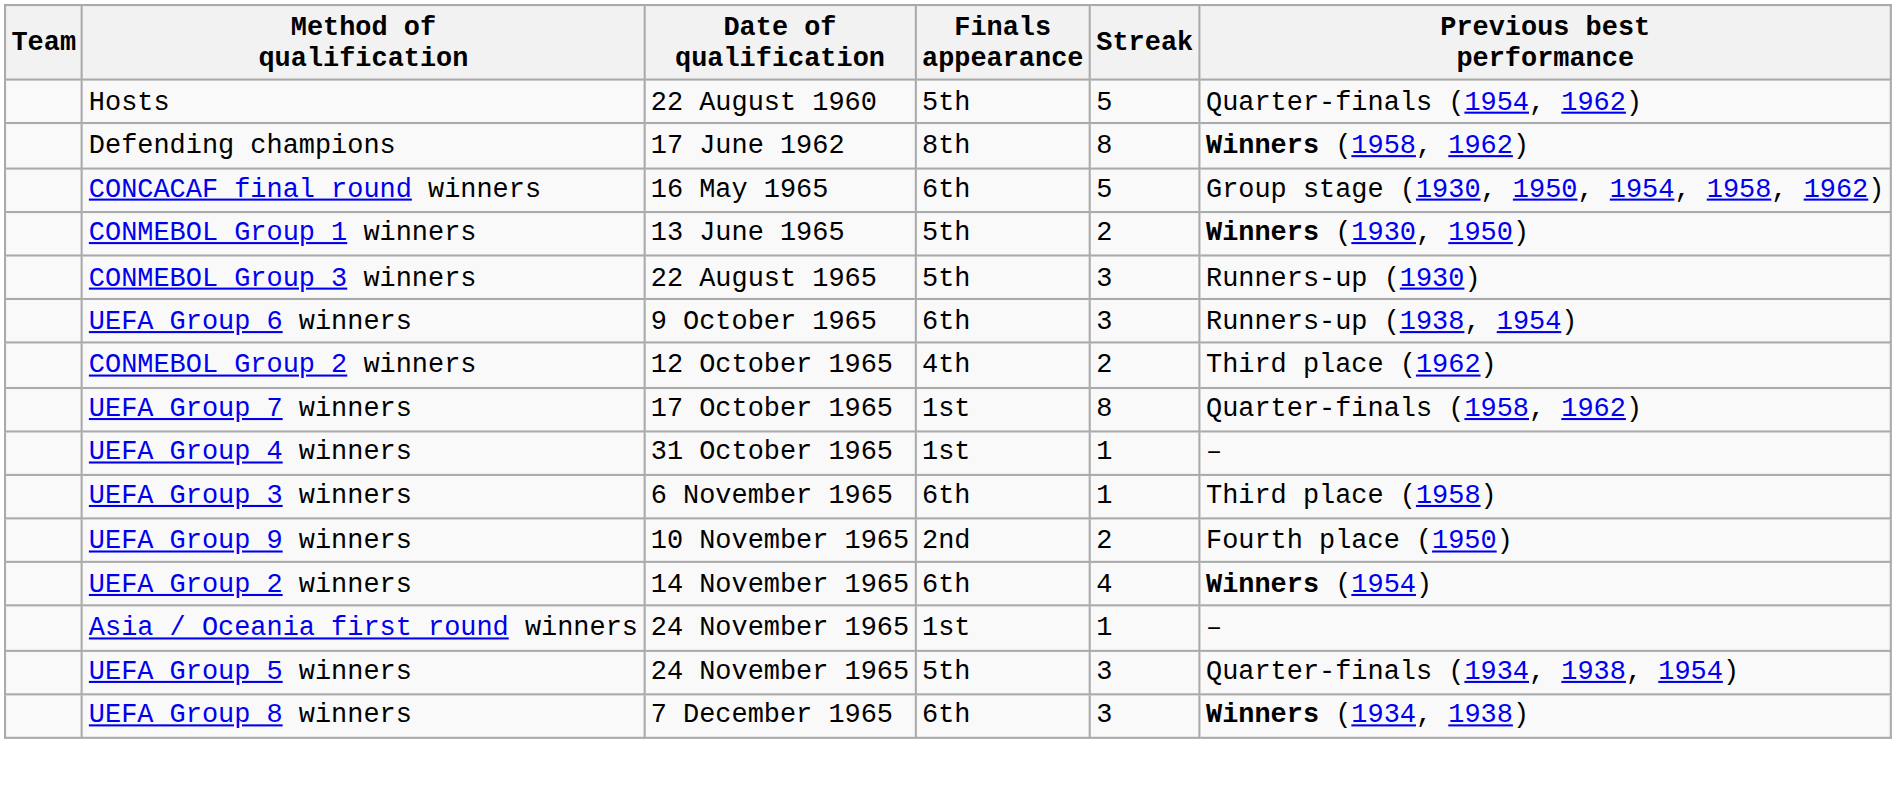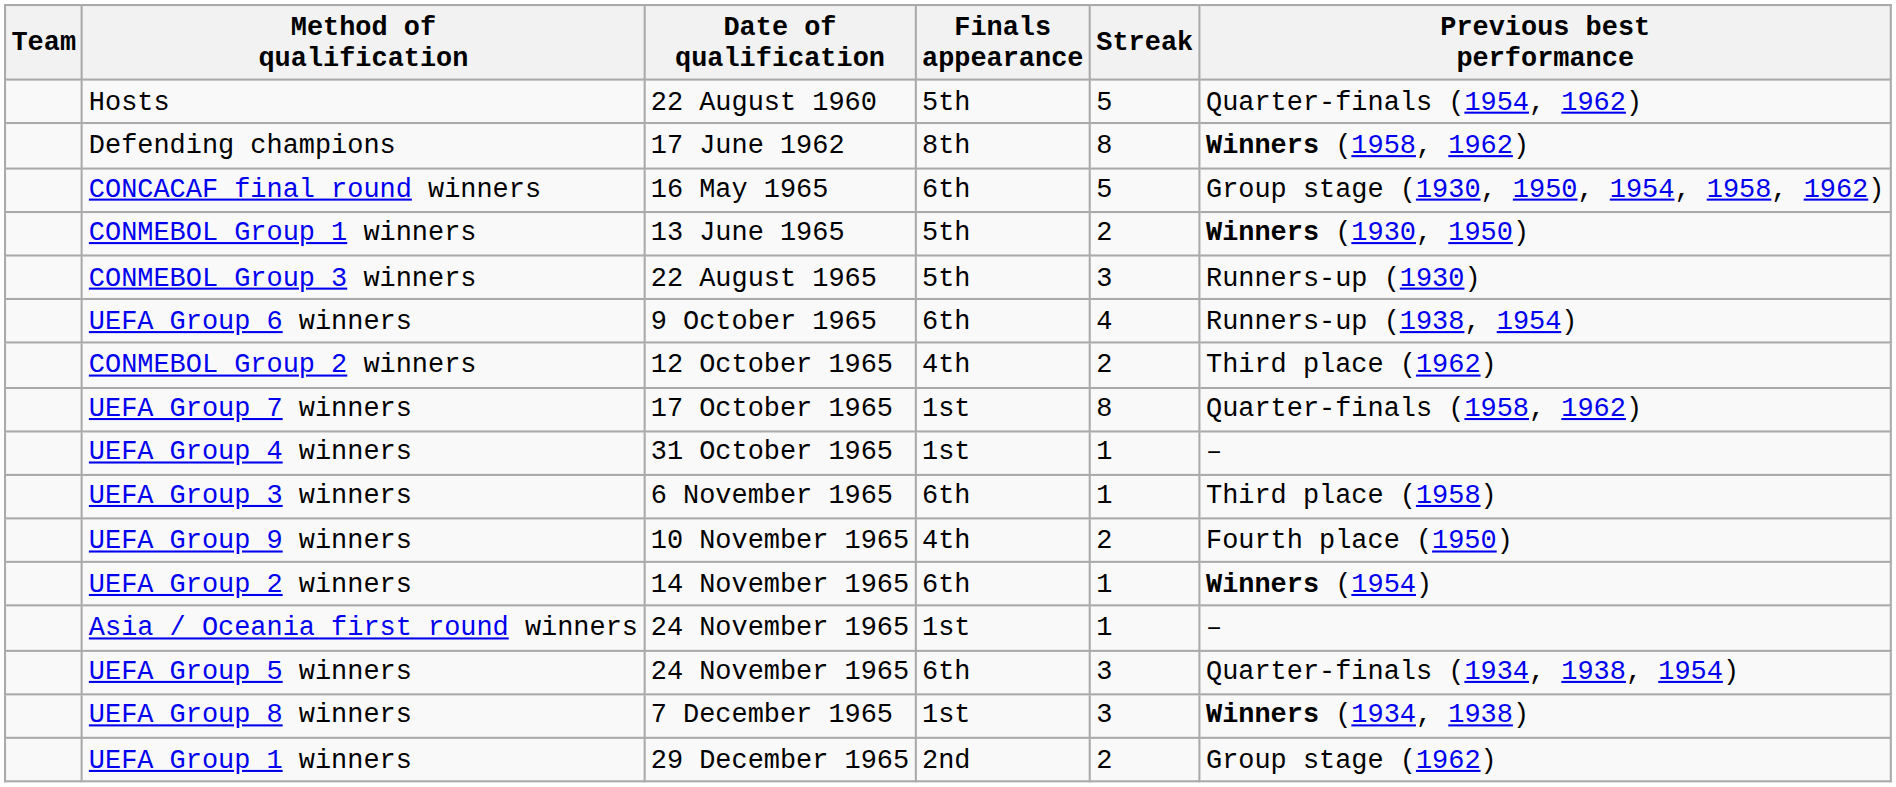(1104, 321) 3 -> (1104, 321) 4
(946, 540) 2nd -> (946, 540) 4th
(1104, 584) 4 -> (1104, 584) 1
(946, 672) 5th -> (946, 672) 6th
(946, 716) 6th -> (946, 716) 1st
+ row: (250, 760)
